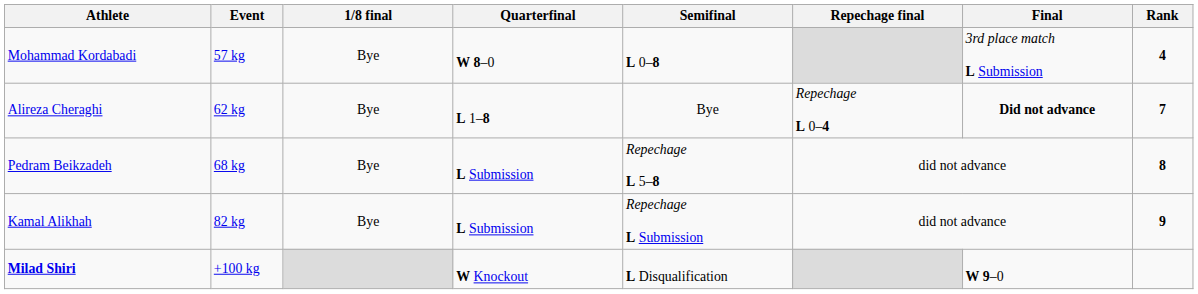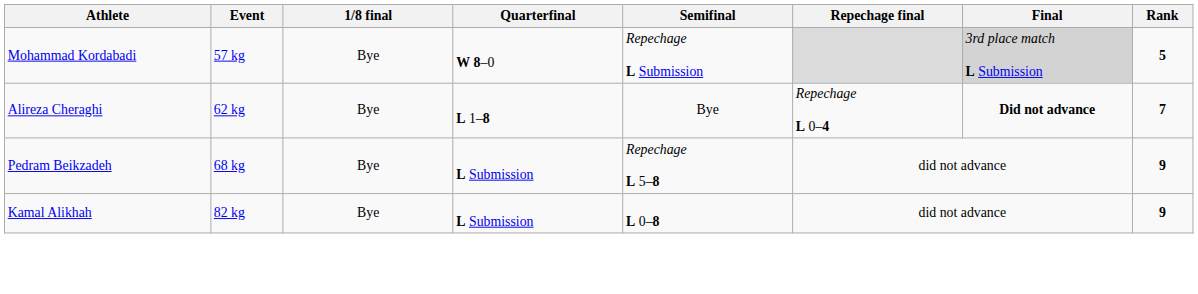(643, 63) L 0–8 -> (665, 55) Repechage L Submission
(1010, 55) no background -> (1010, 55) lightgrey background
(1162, 55) 4 -> (1162, 55) 5
(1162, 166) 8 -> (1162, 166) 9
(665, 221) Repechage L Submission -> (643, 221) L 0–8
- row: (42, 269)
